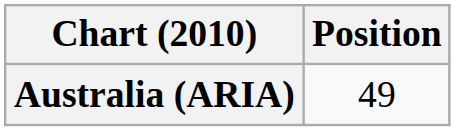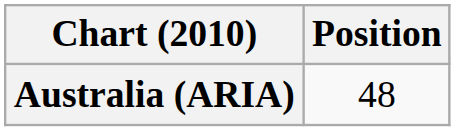(377, 93) 49 -> (377, 93) 48
